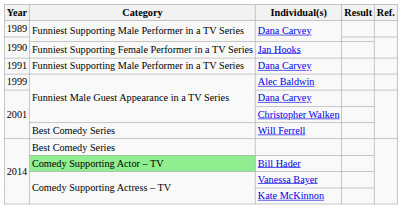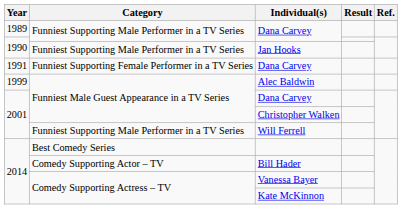(142, 49) Funniest Supporting Female Performer in a TV Series -> (138, 49) Funniest Supporting Male Performer in a TV Series
(138, 66) Funniest Supporting Male Performer in a TV Series -> (142, 66) Funniest Supporting Female Performer in a TV Series
(73, 131) Best Comedy Series -> (138, 131) Funniest Supporting Male Performer in a TV Series
(98, 163) lightgreen background -> (98, 163) no background
